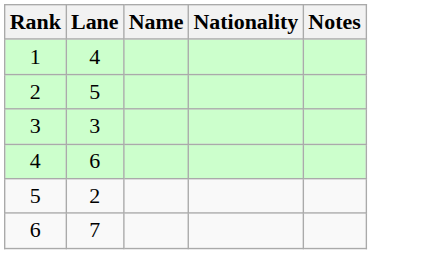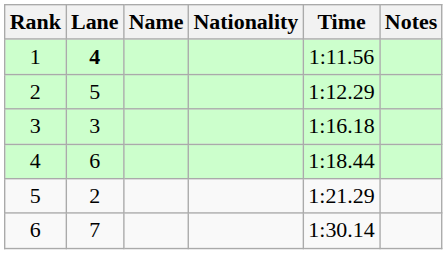+ column: (342, 21)
(95, 56) normal -> (95, 56) bold
